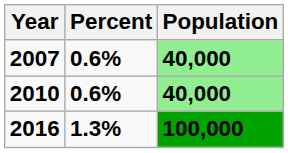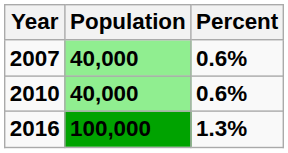columns swapped: (111, 22) <-> (220, 22)
